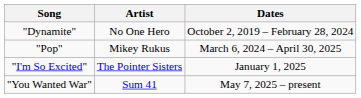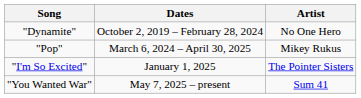columns swapped: (140, 13) <-> (270, 13)
